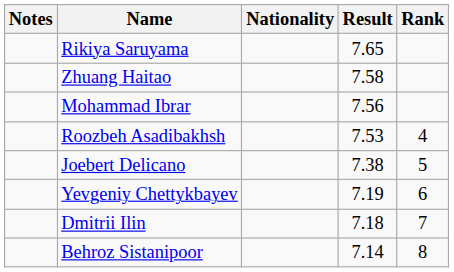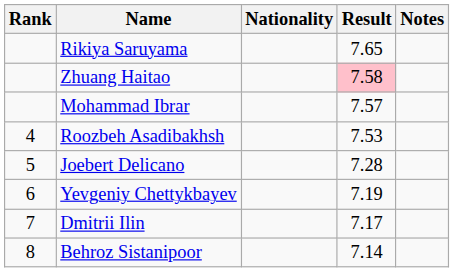columns swapped: (423, 19) <-> (31, 19)
(368, 77) no background -> (367, 77) pink background
(368, 106) 7.56 -> (367, 106) 7.57
(368, 164) 7.38 -> (367, 164) 7.28
(368, 223) 7.18 -> (367, 223) 7.17
